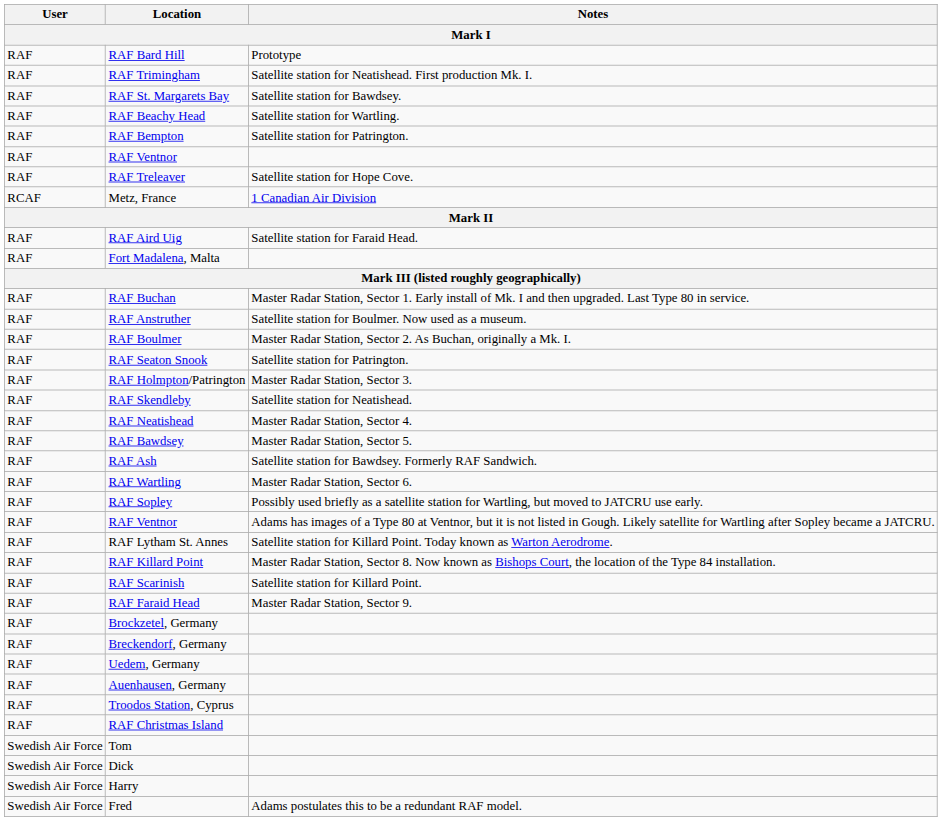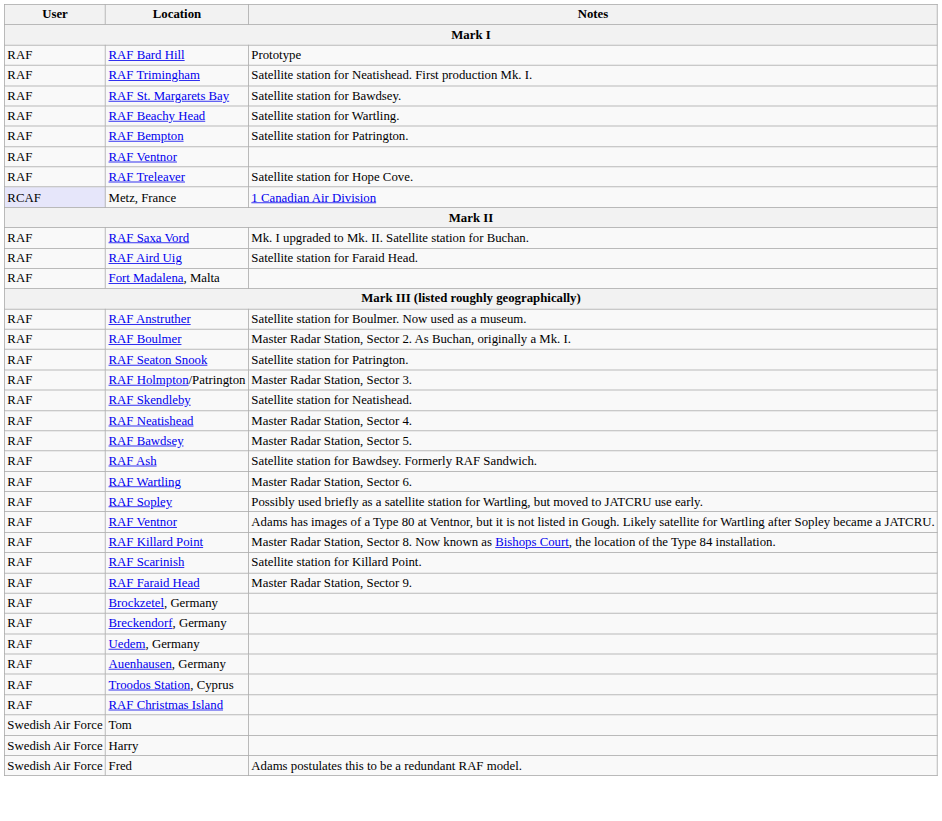(24, 197) no background -> (24, 197) lavender background
+ row: (149, 237)
- row: (142, 298)
- row: (168, 542)
- row: (121, 765)
